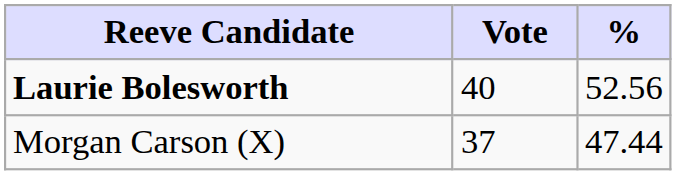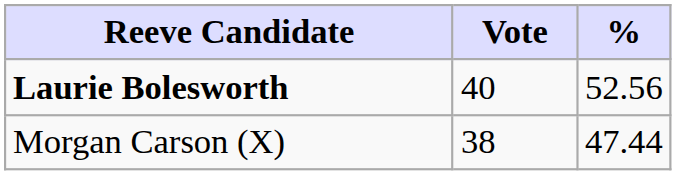(478, 141) 37 -> (478, 141) 38
